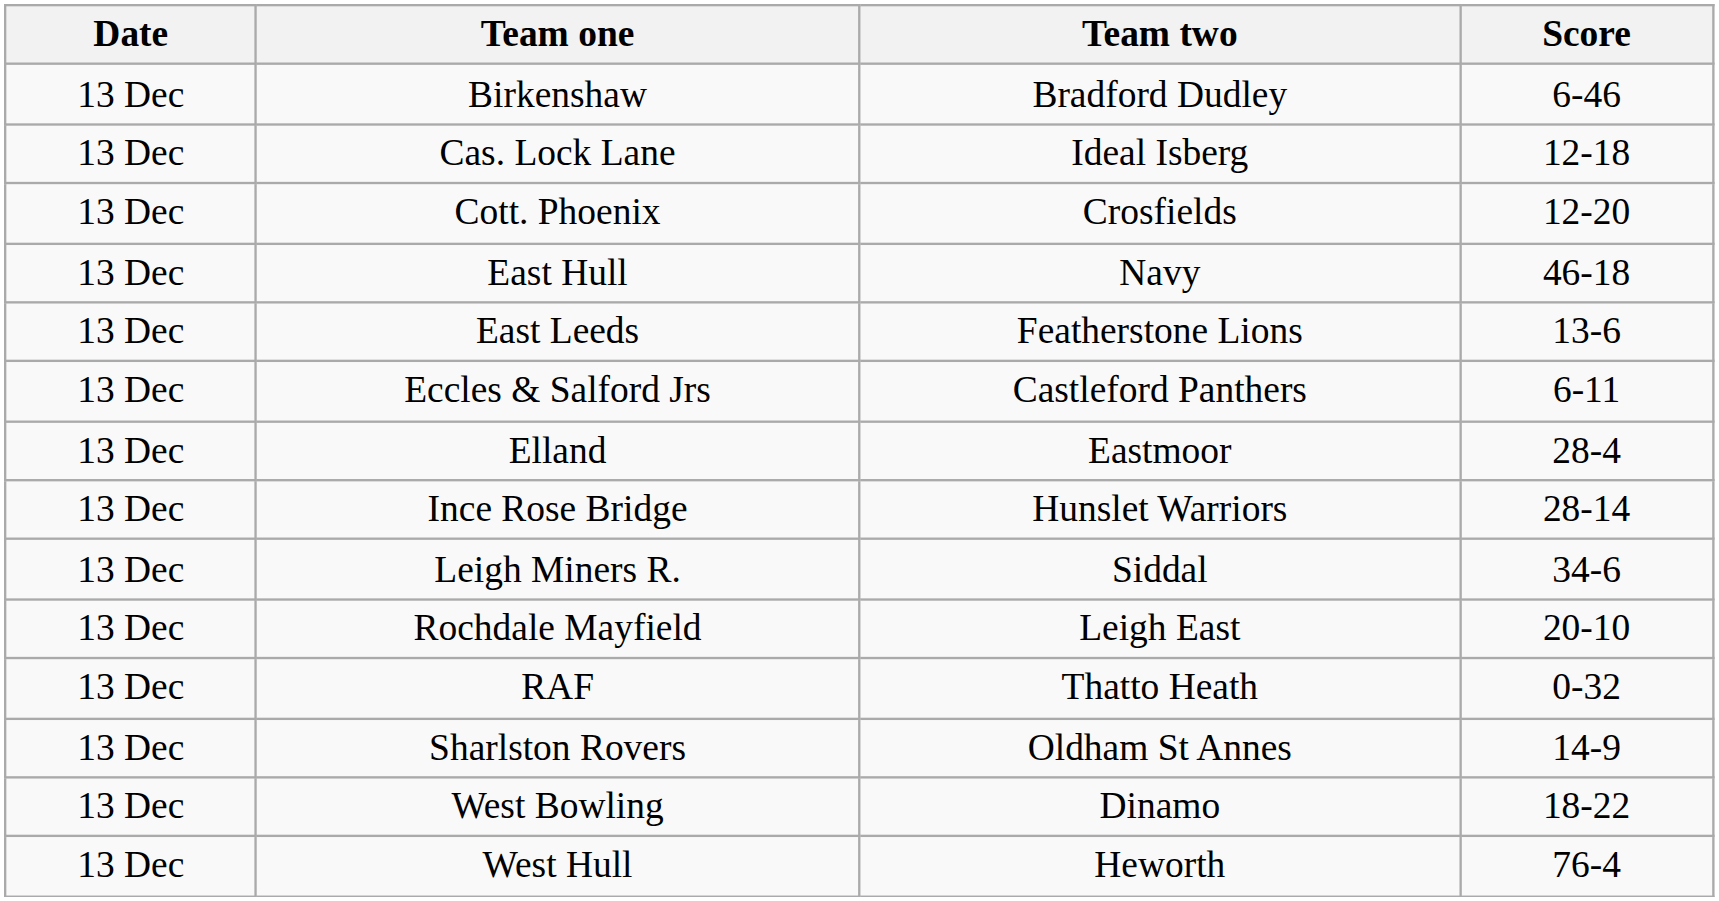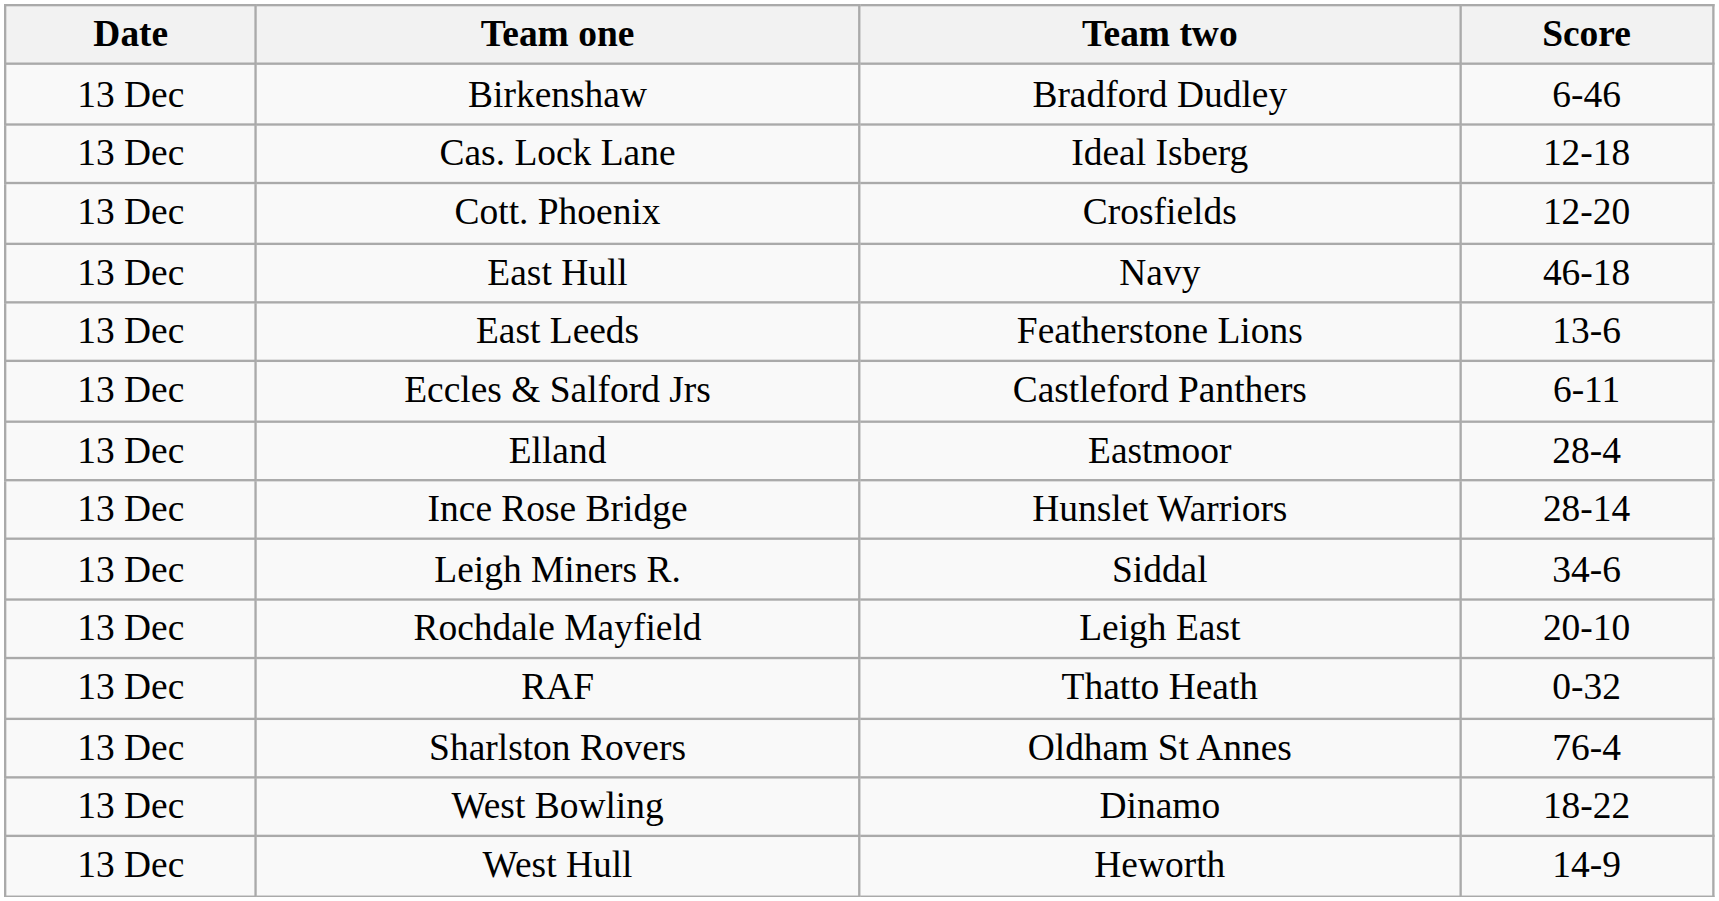(1587, 746) 14-9 -> (1587, 746) 76-4
(1587, 865) 76-4 -> (1587, 865) 14-9
